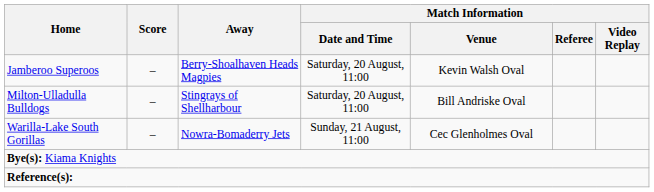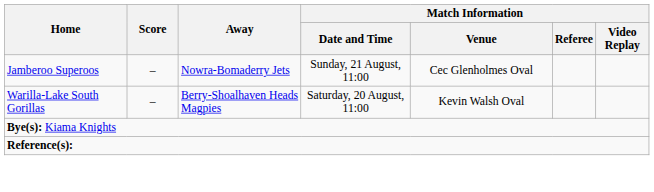(240, 70) Berry-Shoalhaven Heads Magpies -> (235, 70) Nowra-Bomaderry Jets
(356, 70) Saturday, 20 August, 11:00 -> (356, 70) Sunday, 21 August, 11:00
(481, 70) Kevin Walsh Oval -> (481, 70) Cec Glenholmes Oval
- row: (47, 102)
(235, 133) Nowra-Bomaderry Jets -> (240, 102) Berry-Shoalhaven Heads Magpies
(356, 133) Sunday, 21 August, 11:00 -> (356, 102) Saturday, 20 August, 11:00
(481, 133) Cec Glenholmes Oval -> (481, 102) Kevin Walsh Oval
